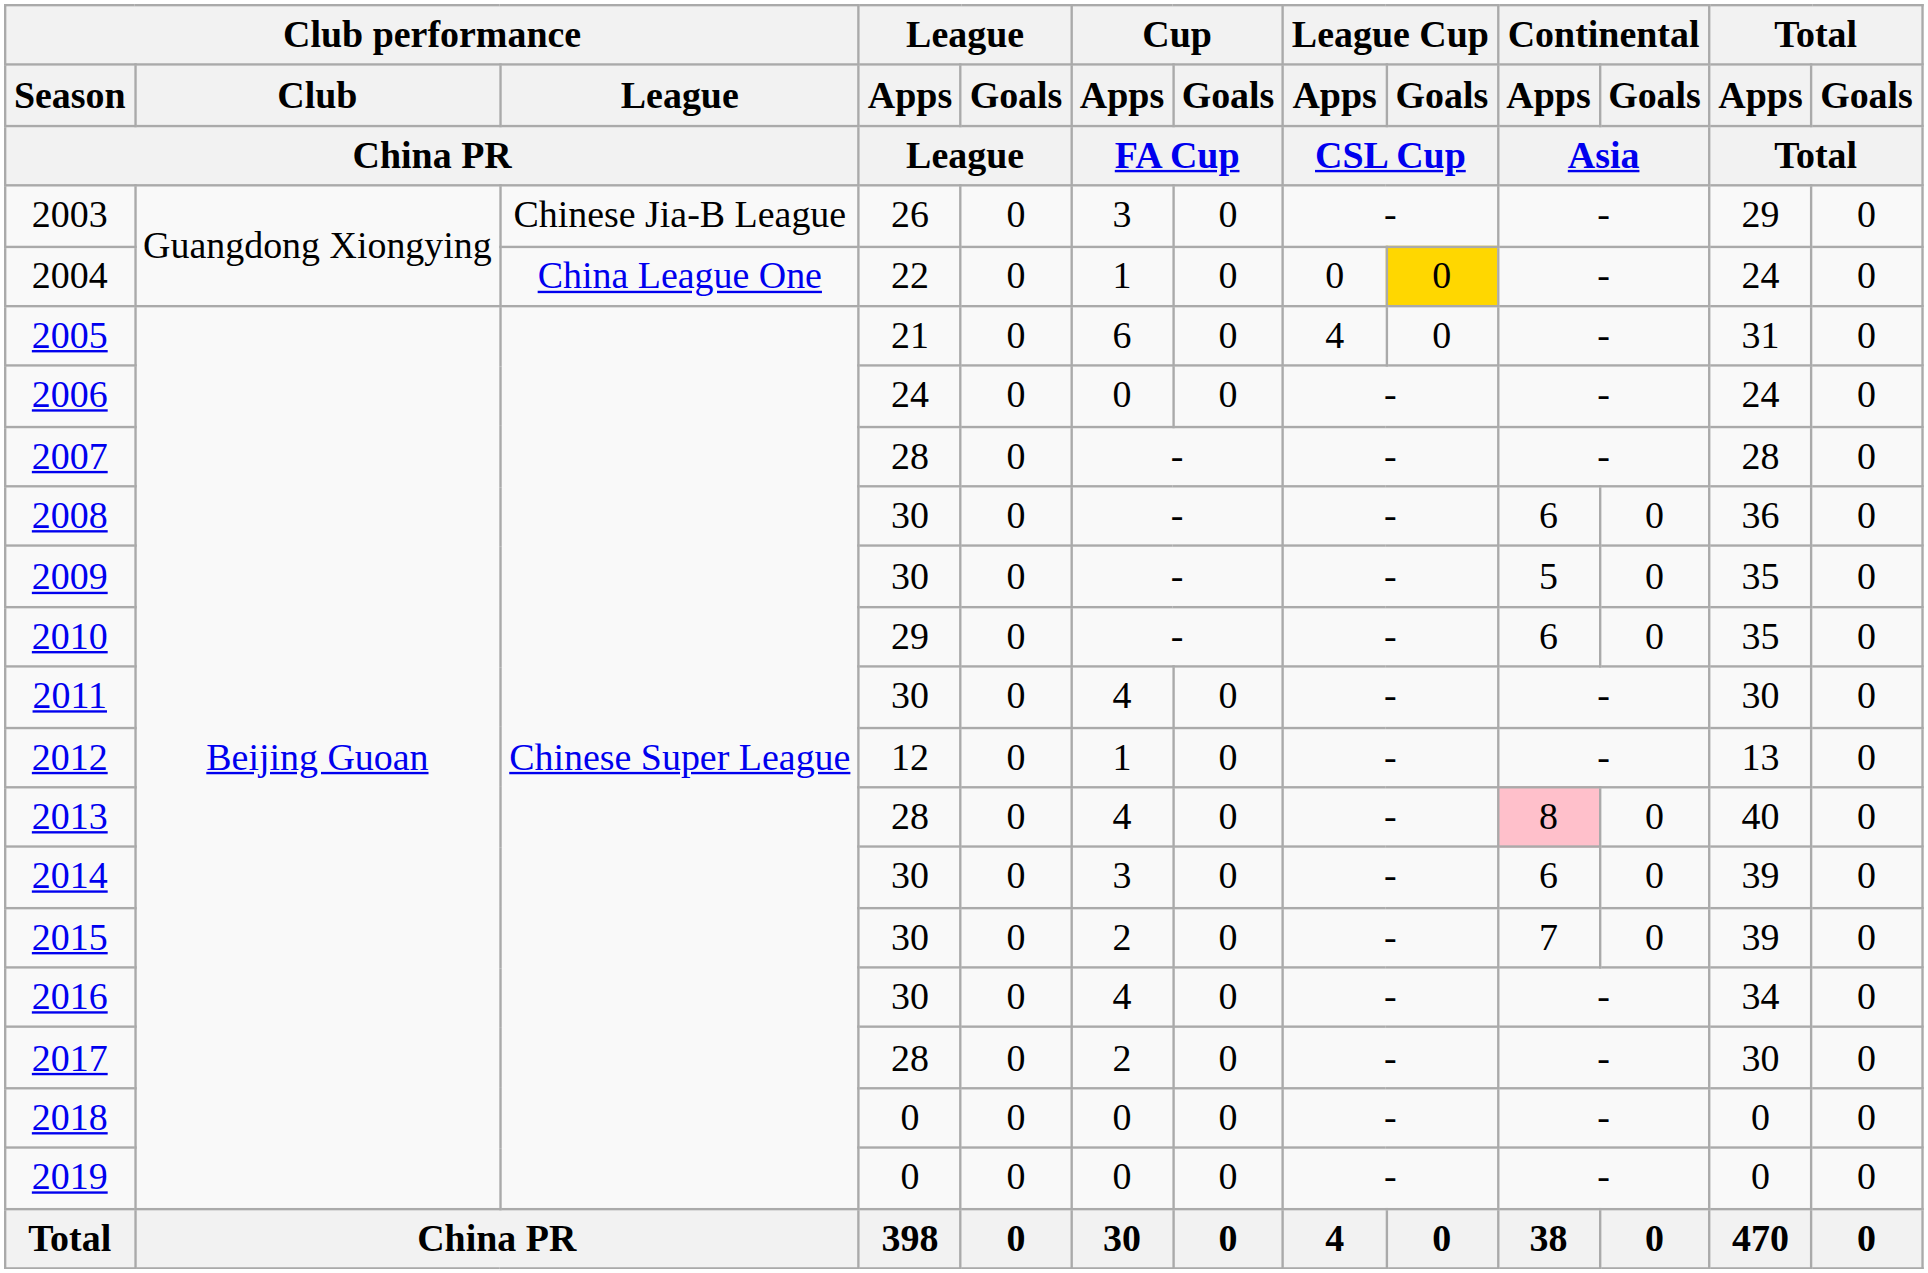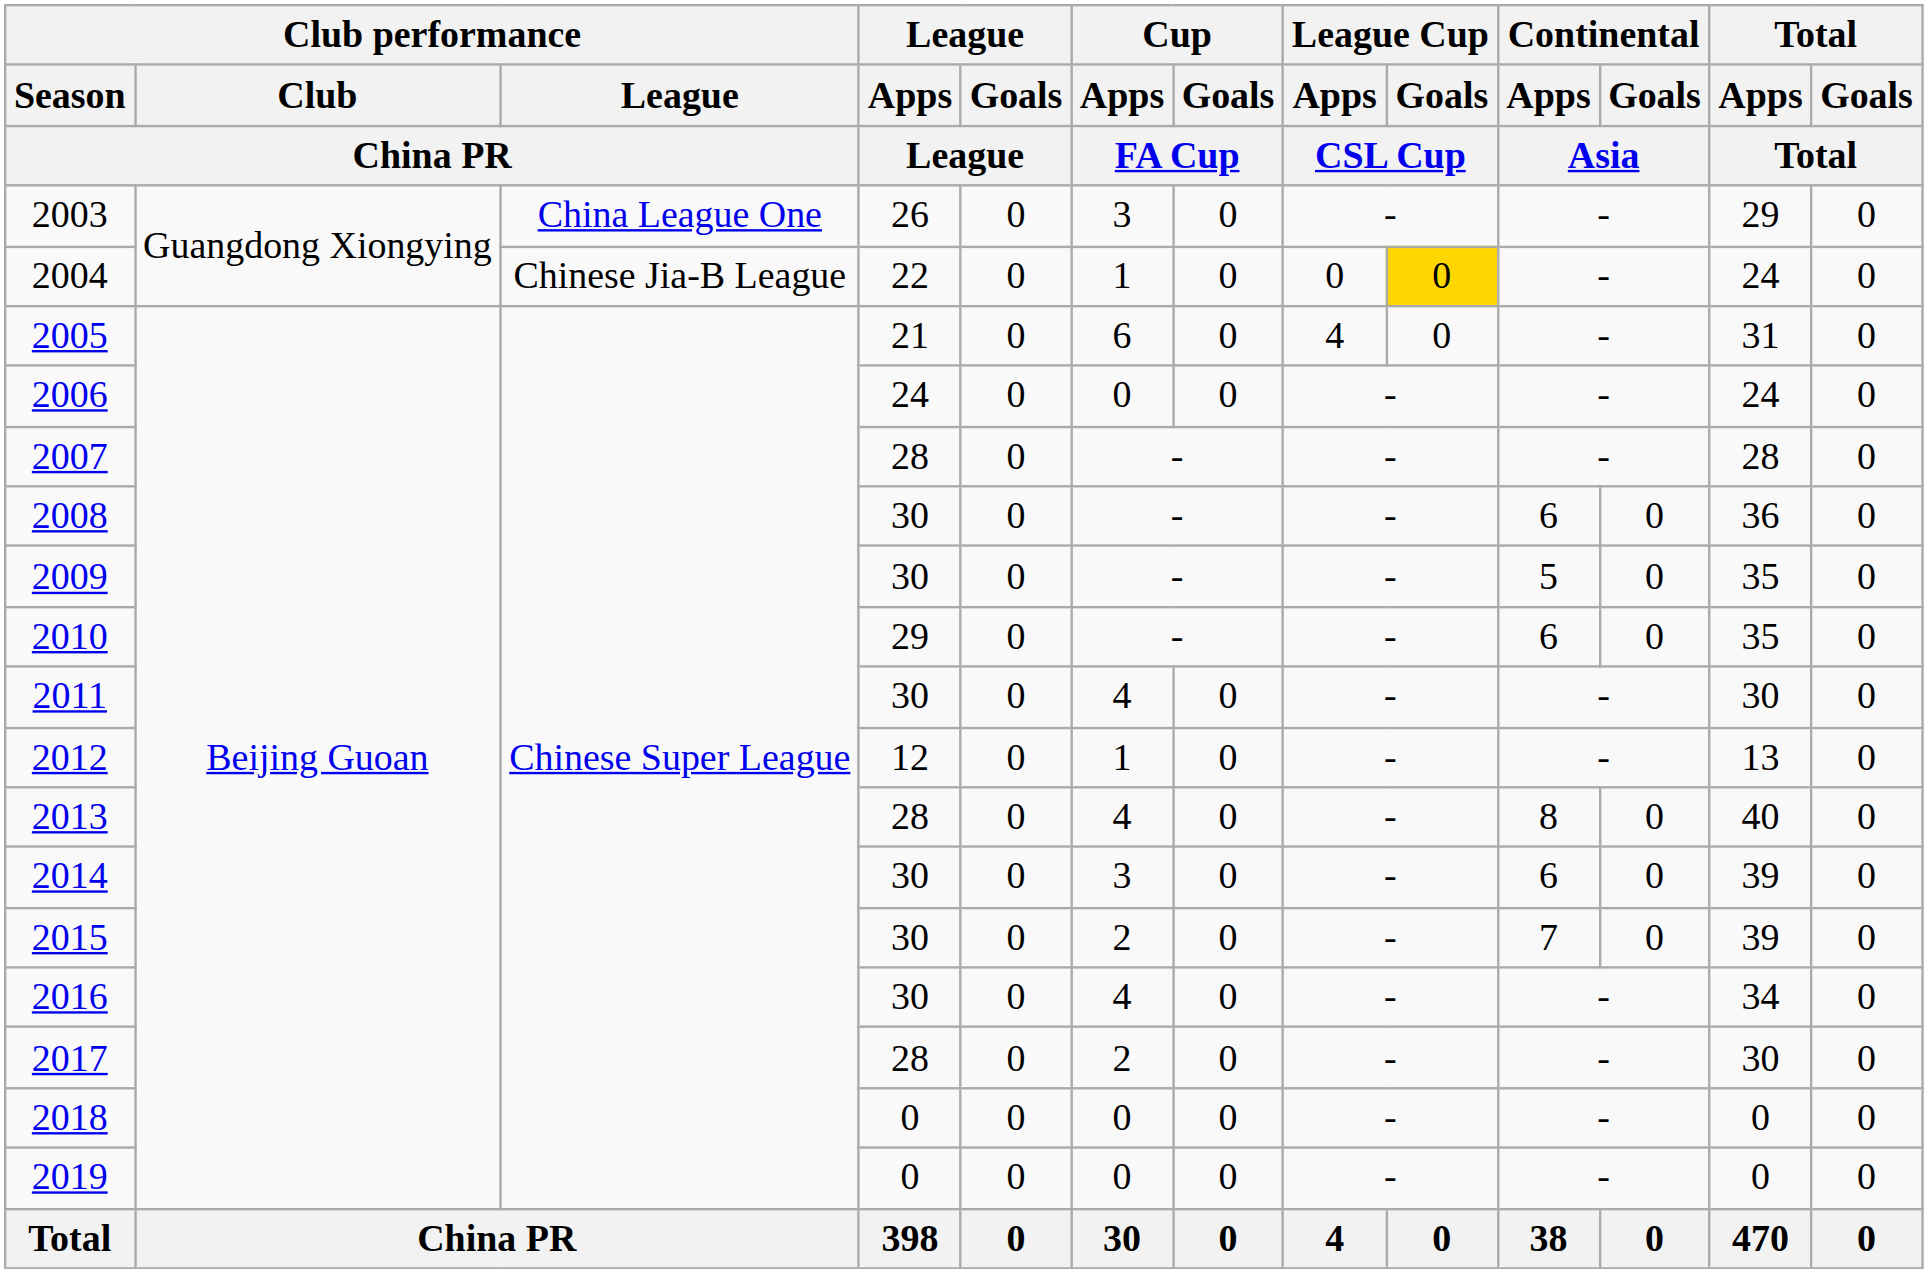(680, 214) Chinese Jia-B League -> (680, 214) China League One
(680, 275) China League One -> (680, 275) Chinese Jia-B League
(1548, 816) pink background -> (1548, 816) no background
